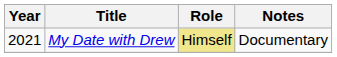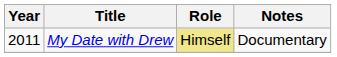(25, 40) 2021 -> (24, 40) 2011
